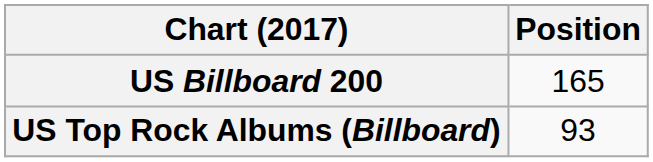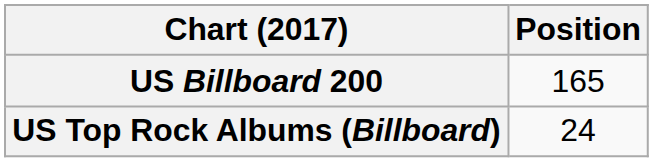(578, 130) 93 -> (578, 130) 24
